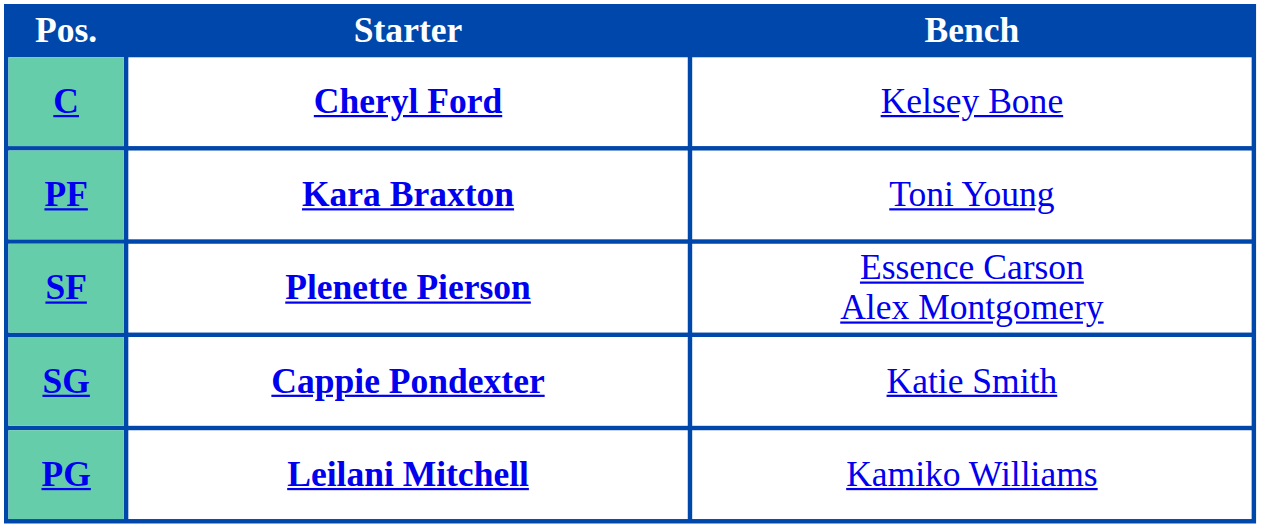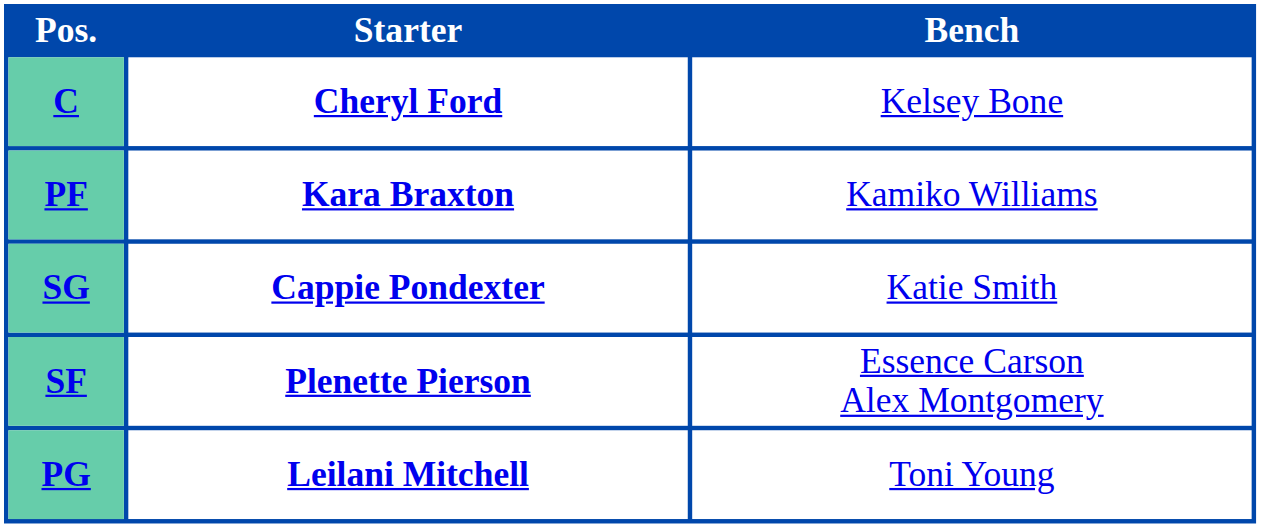(972, 194) Toni Young -> (972, 194) Kamiko Williams
rows swapped: (66, 287) <-> (66, 380)
(972, 474) Kamiko Williams -> (972, 474) Toni Young
